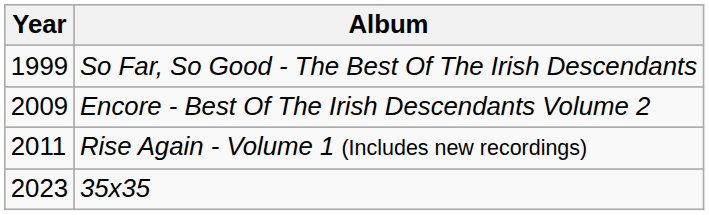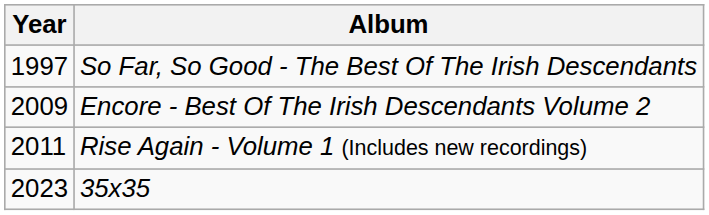(39, 65) 1999 -> (39, 65) 1997
